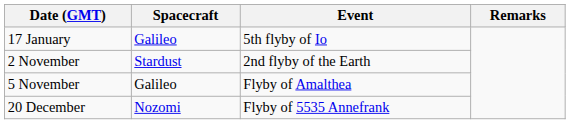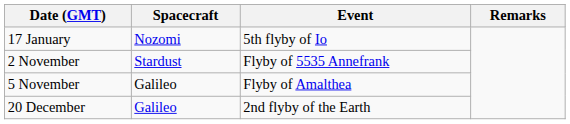(156, 38) Galileo -> (158, 38) Nozomi
(307, 61) 2nd flyby of the Earth -> (316, 61) Flyby of 5535 Annefrank
(158, 107) Nozomi -> (156, 107) Galileo
(316, 107) Flyby of 5535 Annefrank -> (307, 107) 2nd flyby of the Earth
